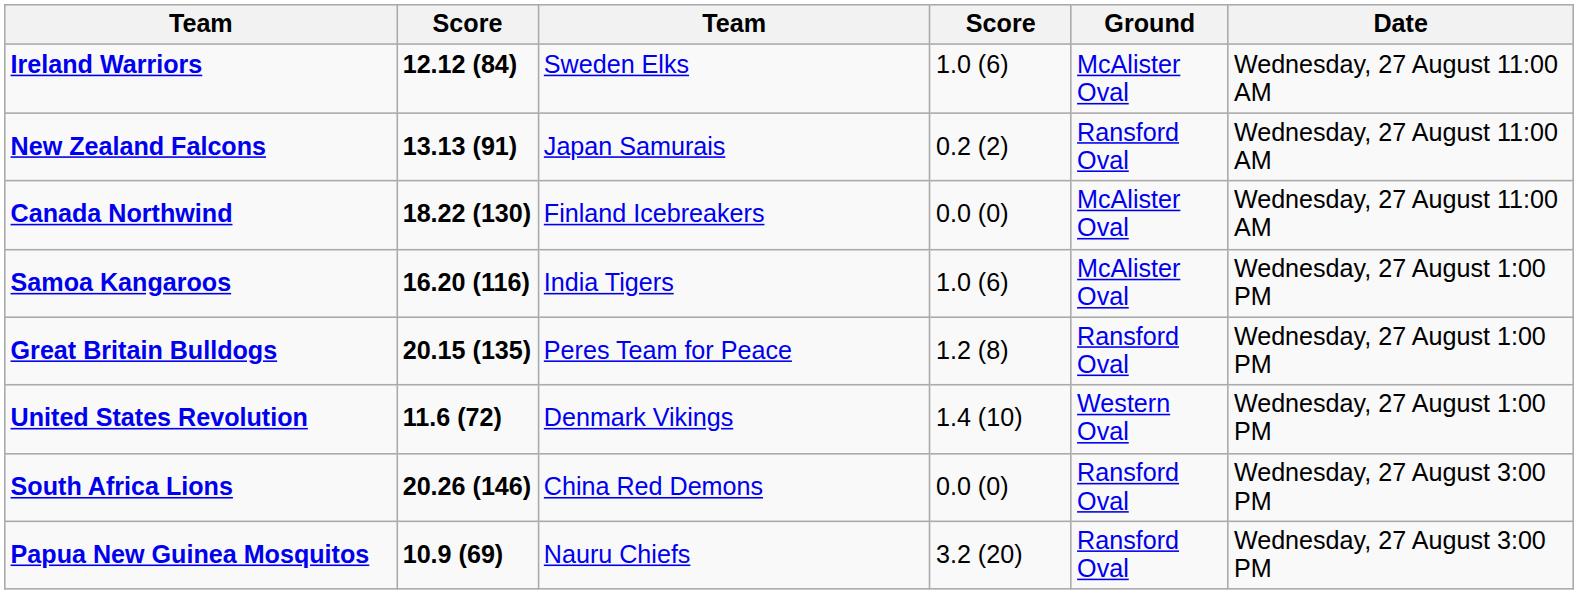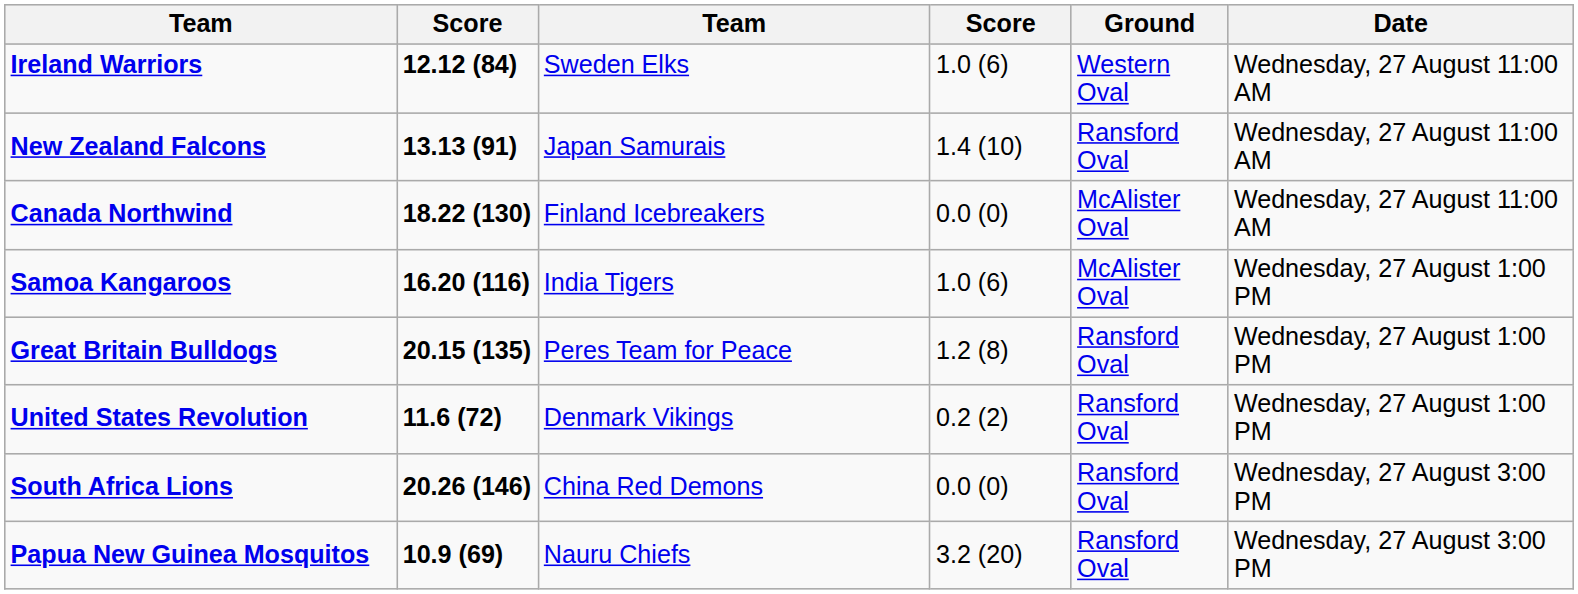(1129, 78) McAlister Oval -> (1124, 78) Western Oval
(972, 146) 0.2 (2) -> (979, 146) 1.4 (10)
(979, 418) 1.4 (10) -> (972, 418) 0.2 (2)
(1124, 418) Western Oval -> (1128, 418) Ransford Oval
